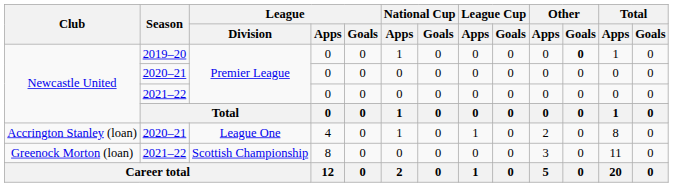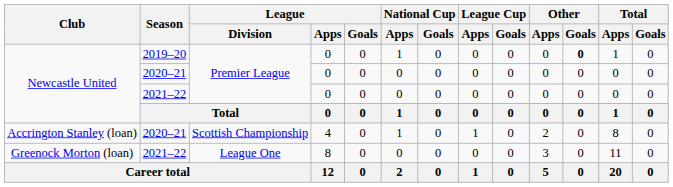(250, 133) League One -> (250, 133) Scottish Championship
(250, 152) Scottish Championship -> (250, 152) League One
